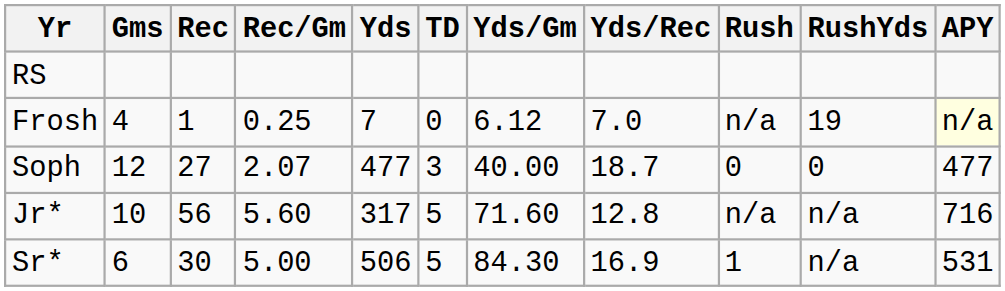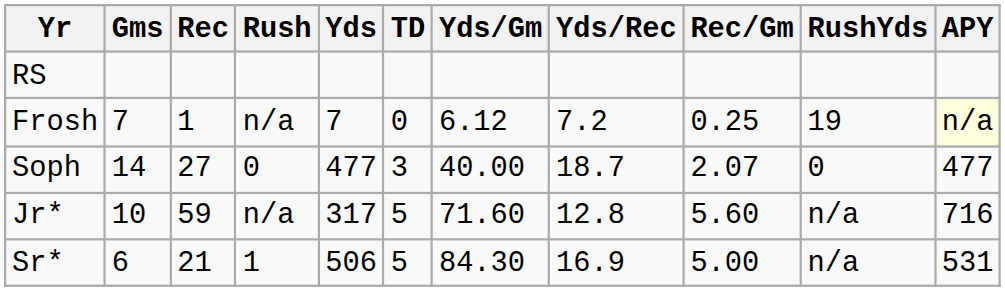columns swapped: (294, 29) <-> (759, 29)
(120, 122) 4 -> (120, 122) 7
(616, 122) 7.0 -> (582, 122) 7.2
(129, 169) 12 -> (129, 169) 14
(194, 216) 56 -> (194, 216) 59
(194, 263) 30 -> (194, 263) 21
